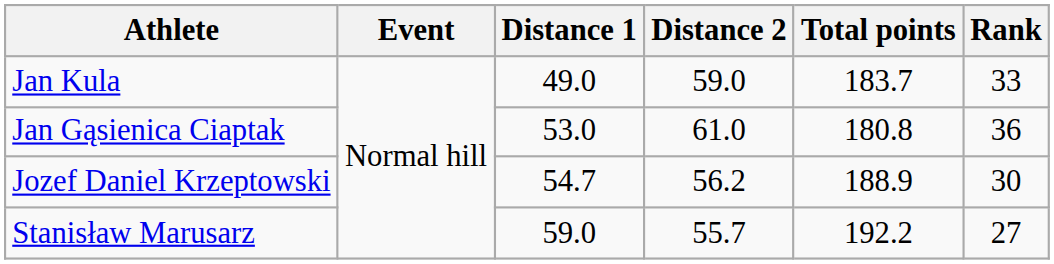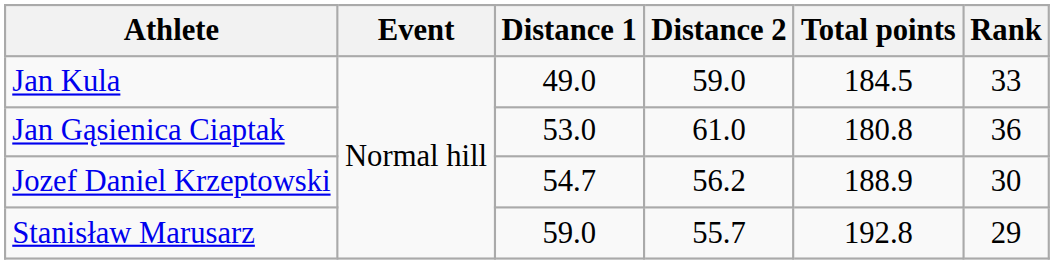(878, 80) 183.7 -> (878, 80) 184.5
(878, 232) 192.2 -> (878, 232) 192.8
(1006, 232) 27 -> (1006, 232) 29
